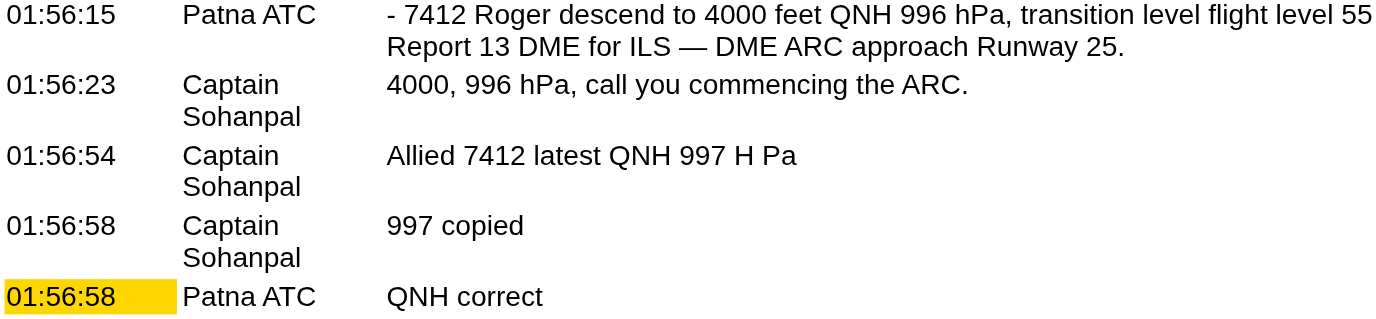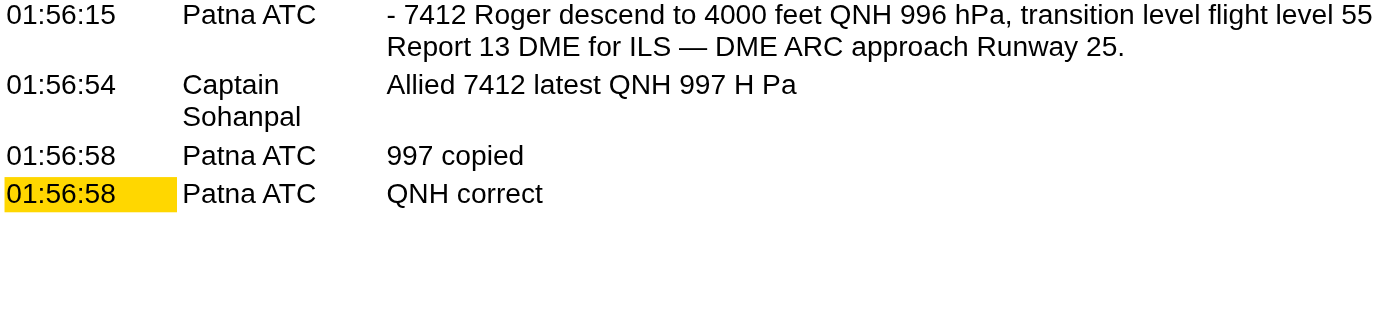- row: (678, 85)
(242, 241) Captain Sohanpal -> (249, 155) Patna ATC
